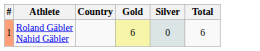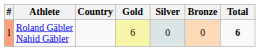+ column: (203, 12)
(203, 33) normal -> (238, 33) bold
